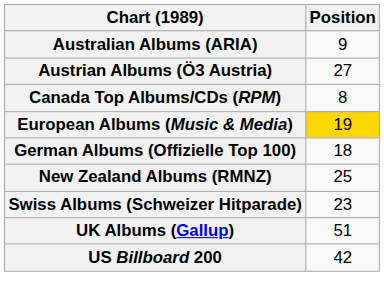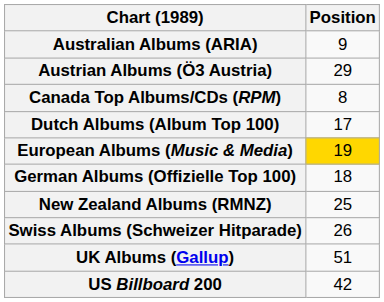(343, 71) 27 -> (343, 71) 29
+ row: (155, 124)
(343, 204) 23 -> (343, 230) 26
